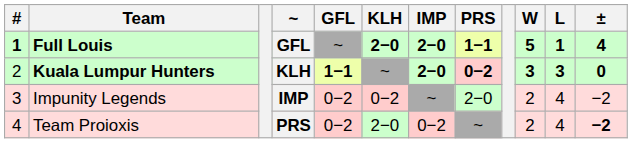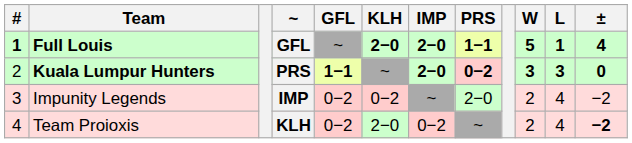(294, 72) KLH -> (294, 72) PRS
(294, 125) PRS -> (294, 125) KLH
